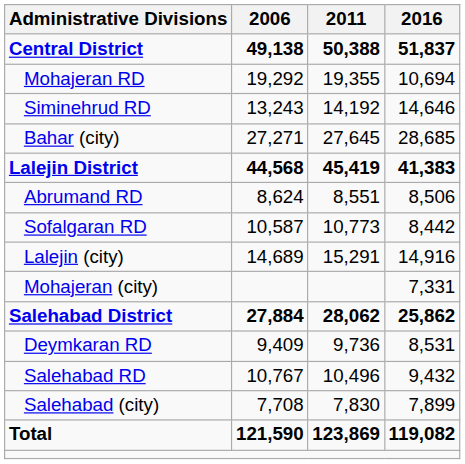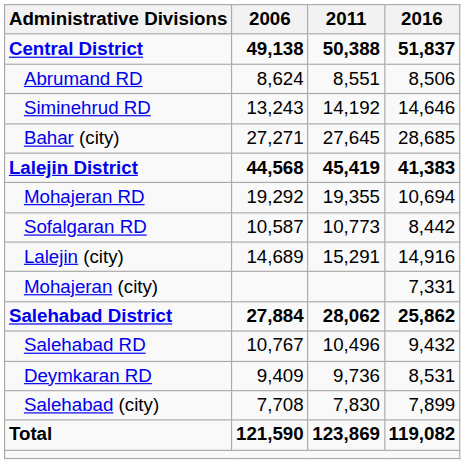rows swapped: (83, 197) <-> (84, 78)
rows swapped: (88, 345) <-> (85, 375)
